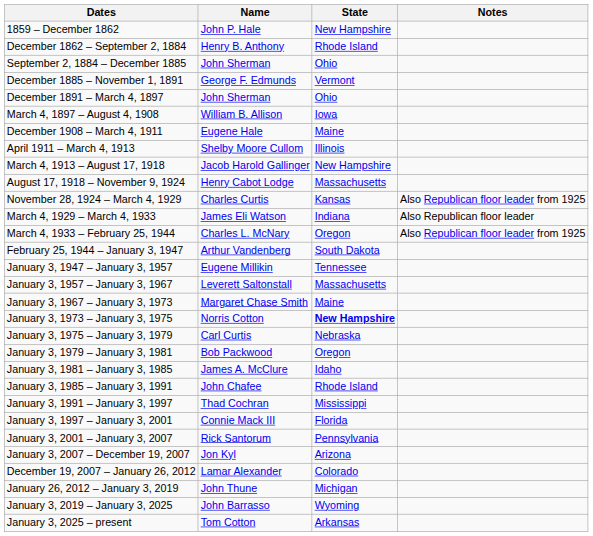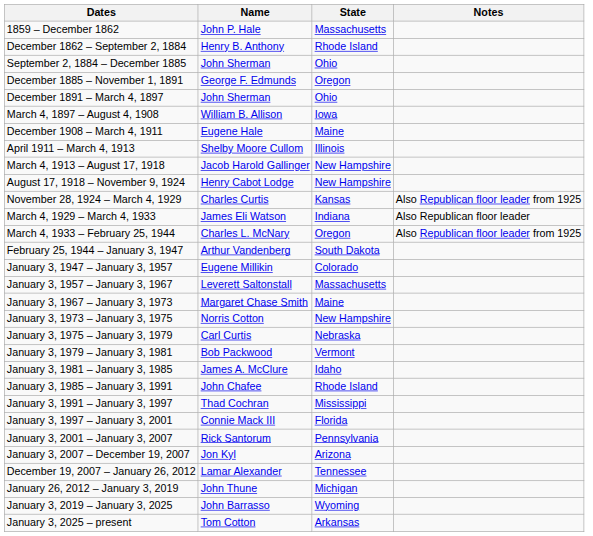(353, 30) New Hampshire -> (350, 30) Massachusetts
(335, 81) Vermont -> (333, 81) Oregon
(350, 183) Massachusetts -> (353, 183) New Hampshire
(341, 268) Tennessee -> (336, 268) Colorado
(355, 319) bold -> (353, 319) normal
(333, 353) Oregon -> (335, 353) Vermont
(336, 472) Colorado -> (341, 472) Tennessee
